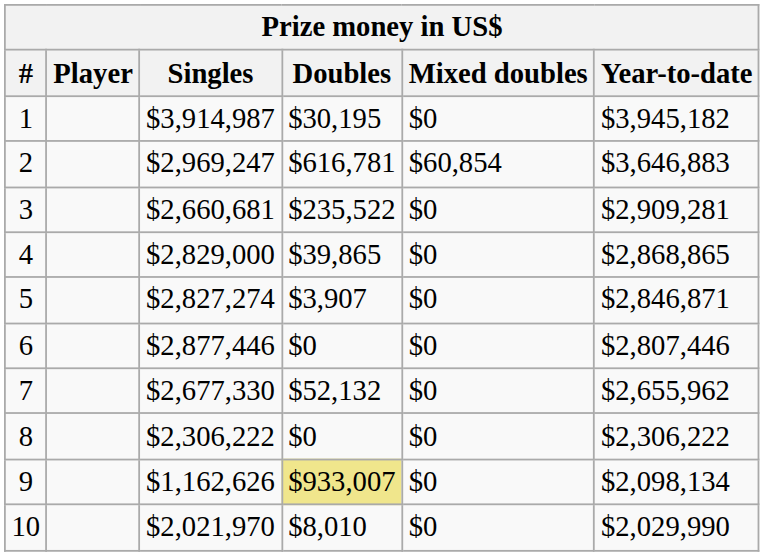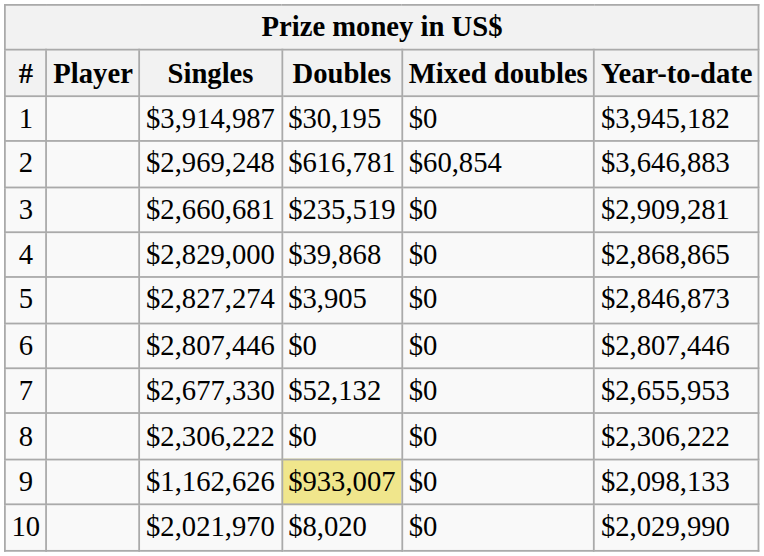(210, 163) $2,969,247 -> (210, 163) $2,969,248
(342, 208) $235,522 -> (342, 208) $235,519
(335, 254) $39,865 -> (335, 254) $39,868
(328, 299) $3,907 -> (328, 299) $3,905
(665, 299) $2,846,871 -> (665, 299) $2,846,873
(210, 345) $2,877,446 -> (210, 345) $2,807,446
(665, 390) $2,655,962 -> (665, 390) $2,655,953
(665, 481) $2,098,134 -> (665, 481) $2,098,133
(328, 526) $8,010 -> (328, 526) $8,020
